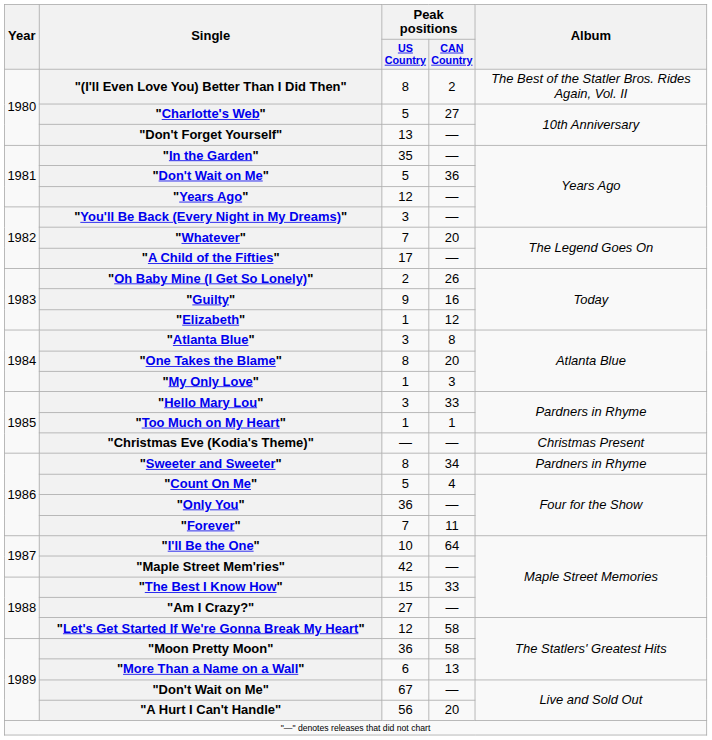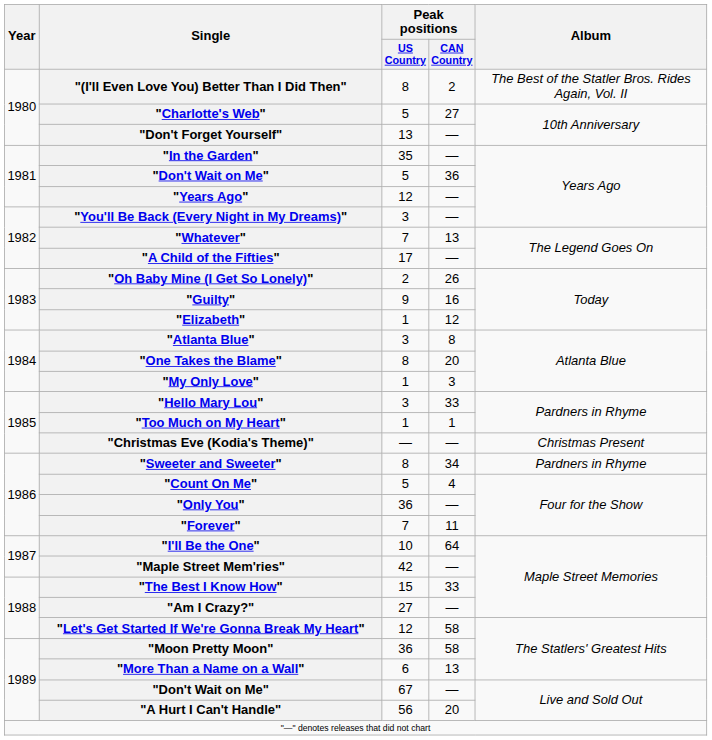(452, 237) 20 -> (452, 237) 13
